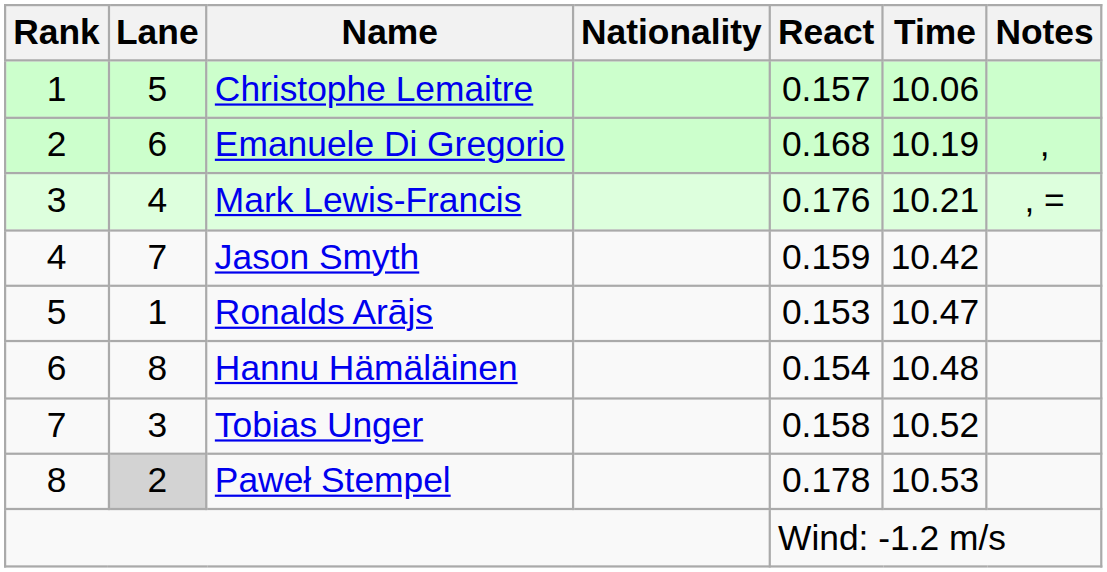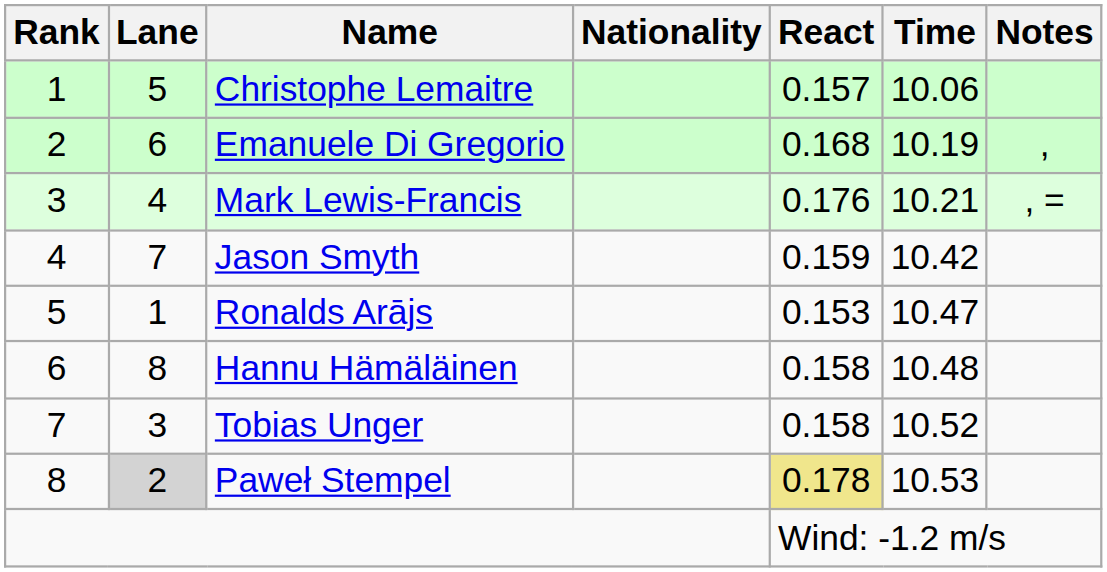(826, 369) 0.154 -> (826, 369) 0.158
(826, 481) no background -> (826, 481) khaki background
